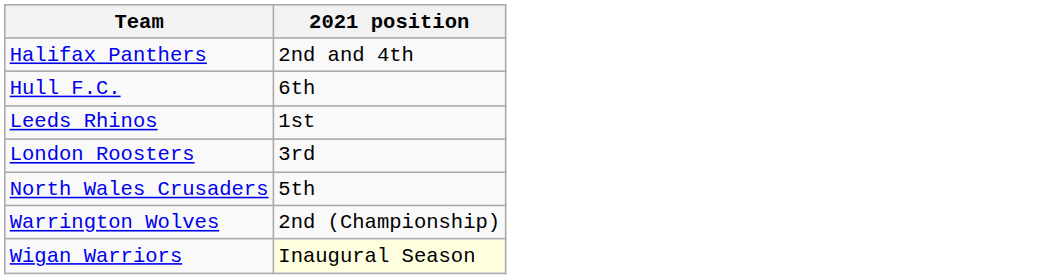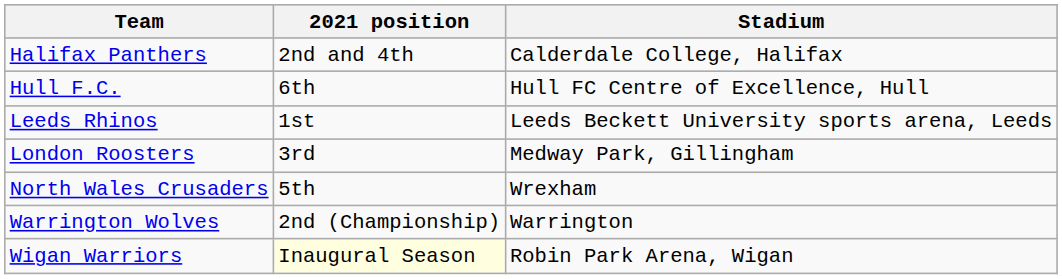+ column: (781, 22)
